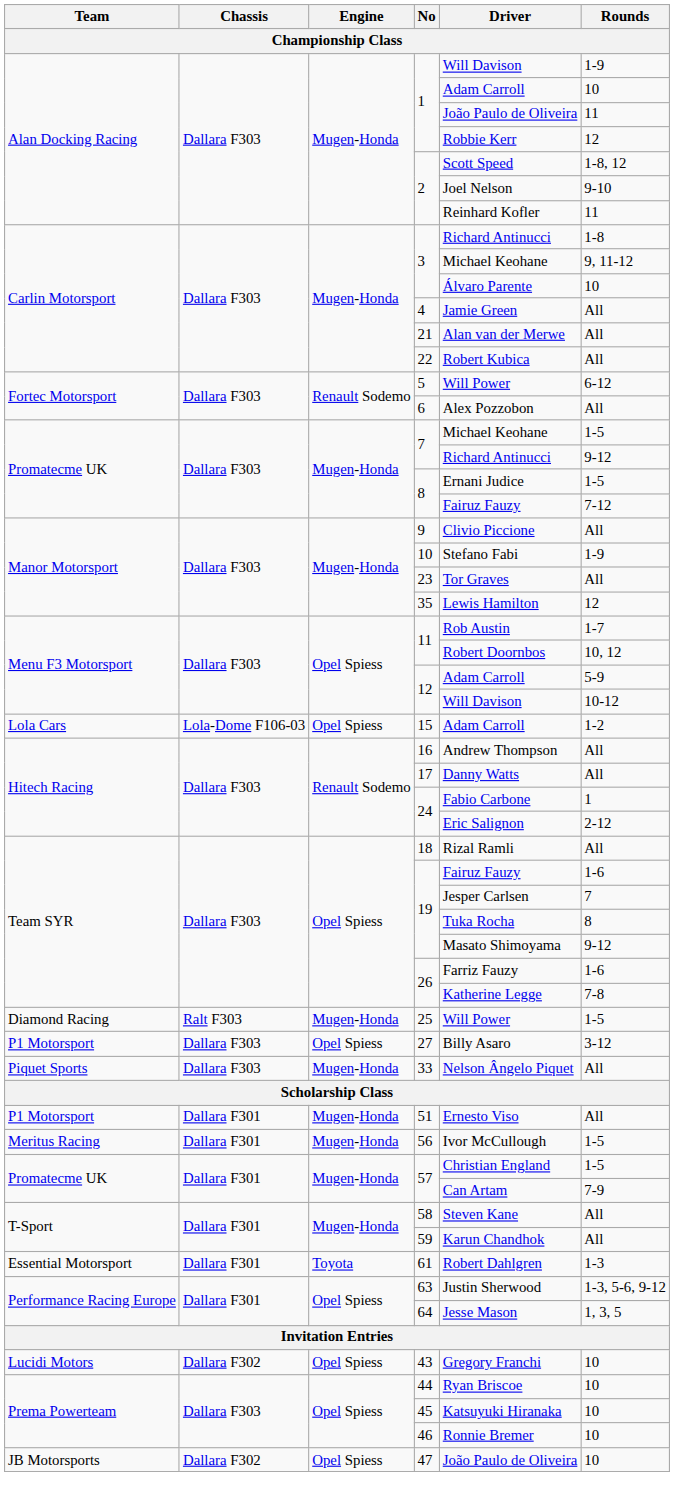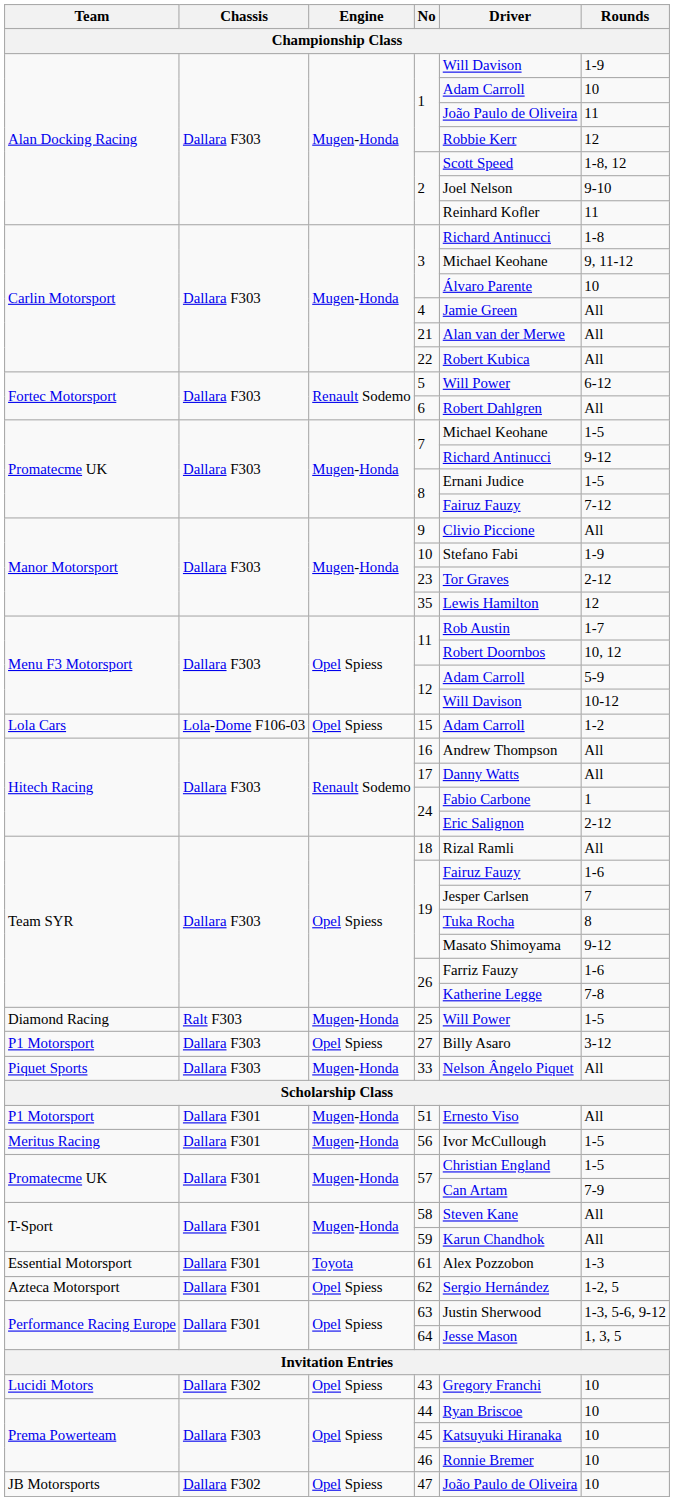(488, 407) Alex Pozzobon -> (492, 407) Robert Dahlgren
(594, 578) All -> (598, 578) 2-12
(492, 1263) Robert Dahlgren -> (488, 1263) Alex Pozzobon
+ row: (64, 1288)
